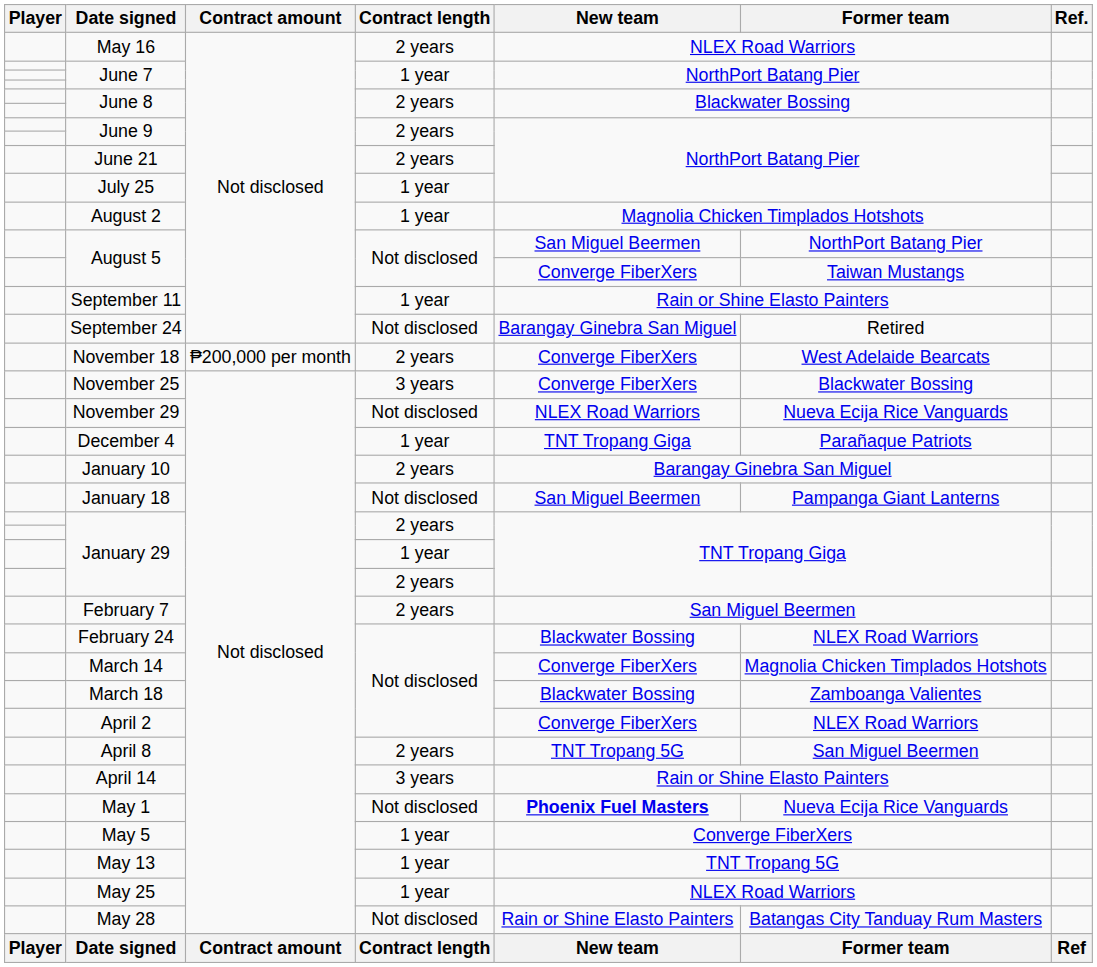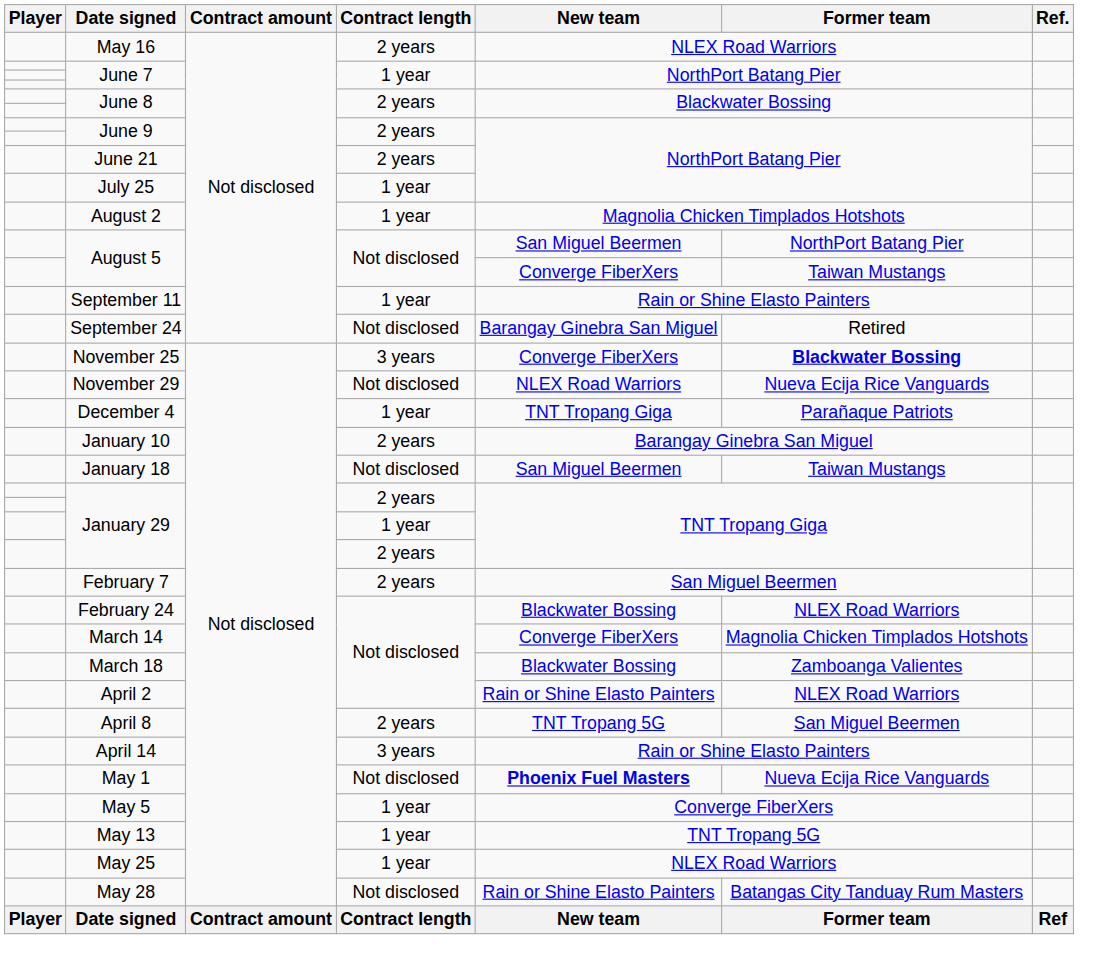- row: (126, 356)
(896, 384) normal -> (877, 356) bold
(896, 497) Pampanga Giant Lanterns -> (877, 469) Taiwan Mustangs
(617, 722) Converge FiberXers -> (599, 694) Rain or Shine Elasto Painters
